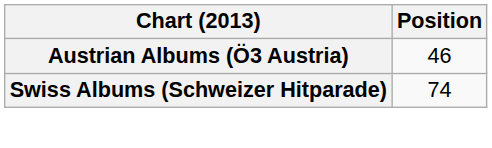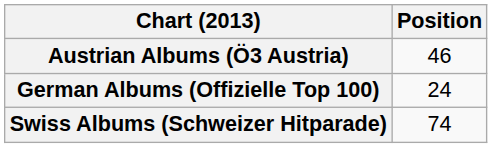+ row: (198, 90)
